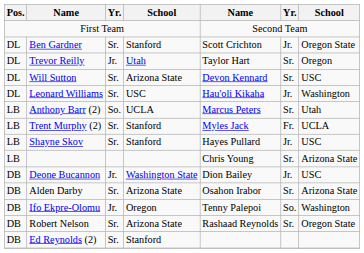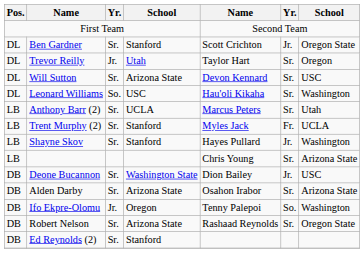(113, 93) Sr. -> (114, 93) So.
(288, 93) Jr. -> (289, 93) Sr.
(114, 110) So. -> (113, 110) Sr.
(311, 142) USC -> (326, 142) Washington
(112, 175) Jr. -> (113, 175) Sr.
